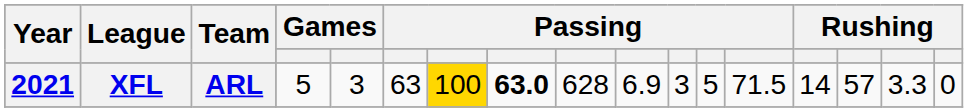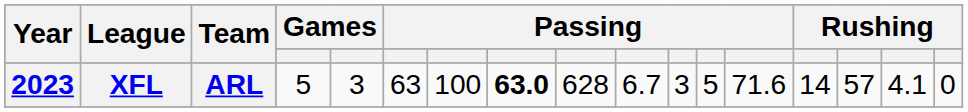(43, 84) 2021 -> (43, 84) 2023
(458, 84) gold background -> (458, 84) no background
(642, 84) 6.9 -> (642, 84) 6.7
(759, 84) 71.5 -> (759, 84) 71.6
(907, 84) 3.3 -> (907, 84) 4.1
